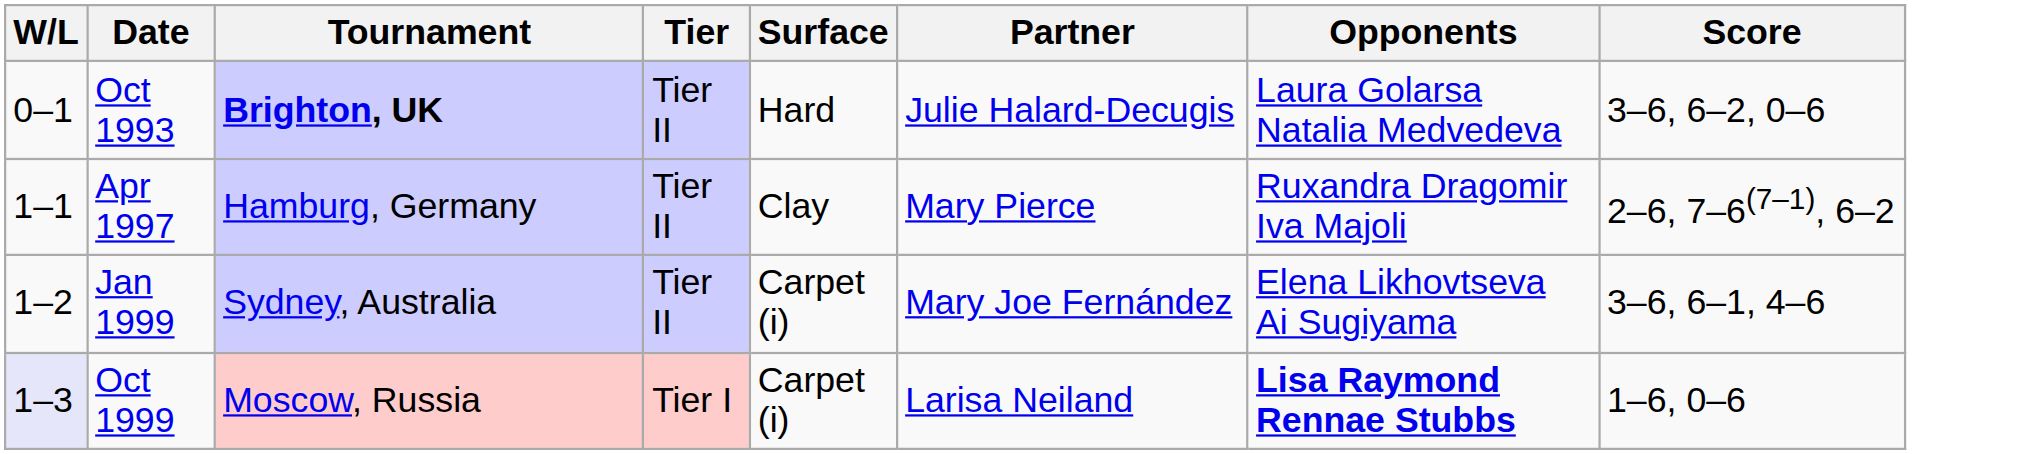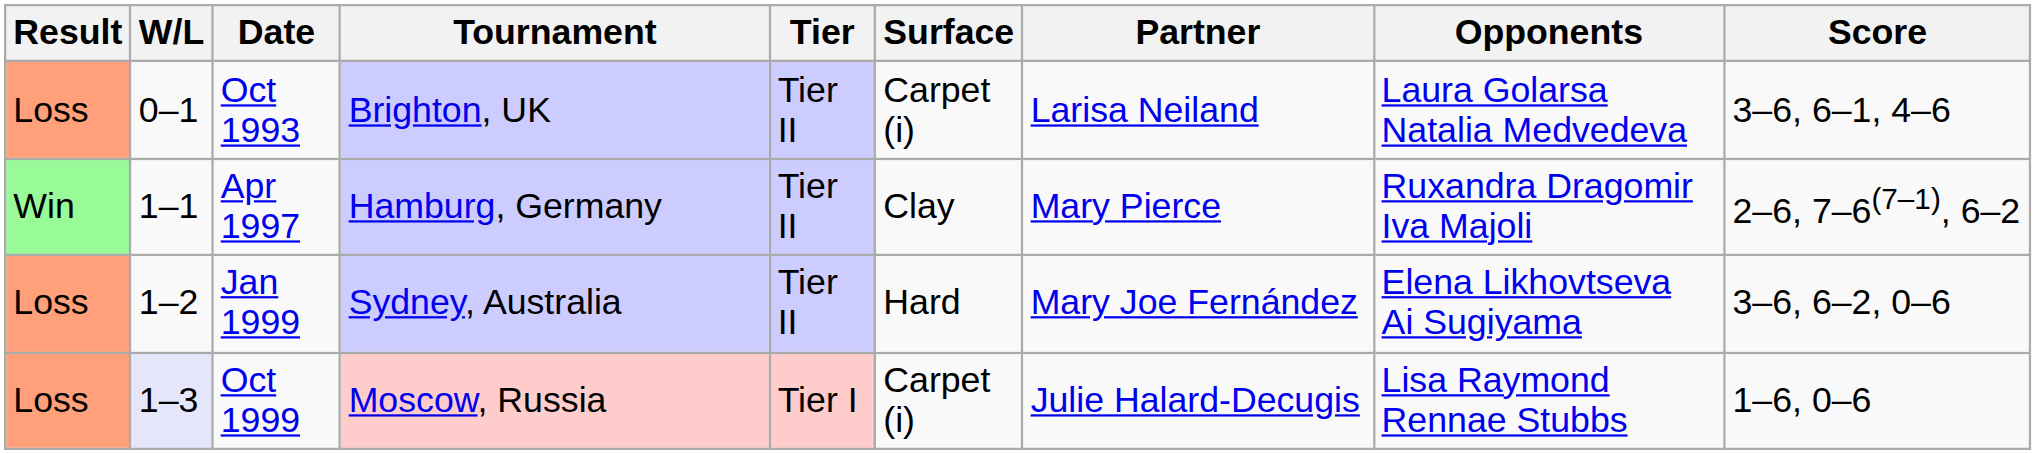+ column: (68, 32)
(333, 109) bold -> (450, 109) normal
(796, 109) Hard -> (937, 109) Carpet (i)
(1070, 109) Julie Halard-Decugis -> (1145, 109) Larisa Neiland
(1716, 109) 3–6, 6–2, 0–6 -> (1842, 109) 3–6, 6–1, 4–6
(811, 302) Carpet (i) -> (922, 302) Hard
(1716, 302) 3–6, 6–1, 4–6 -> (1842, 302) 3–6, 6–2, 0–6
(1019, 399) Larisa Neiland -> (1195, 399) Julie Halard-Decugis
(1386, 399) bold -> (1505, 399) normal
